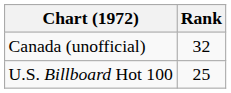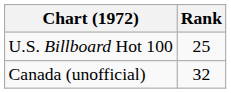rows swapped: (77, 46) <-> (91, 74)
